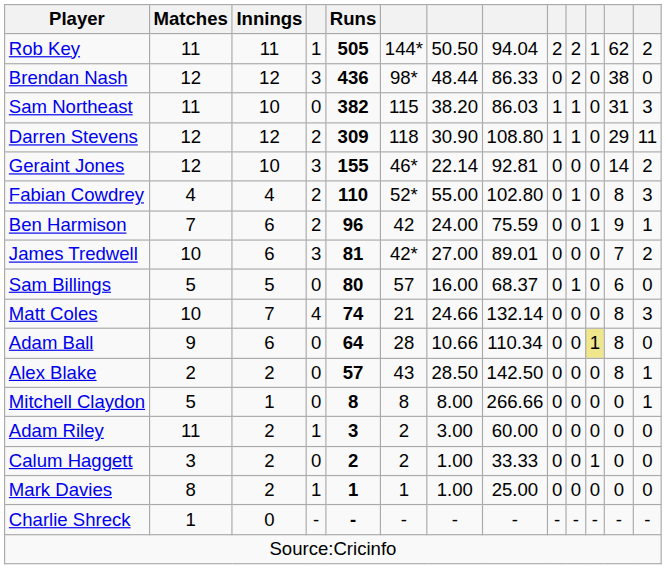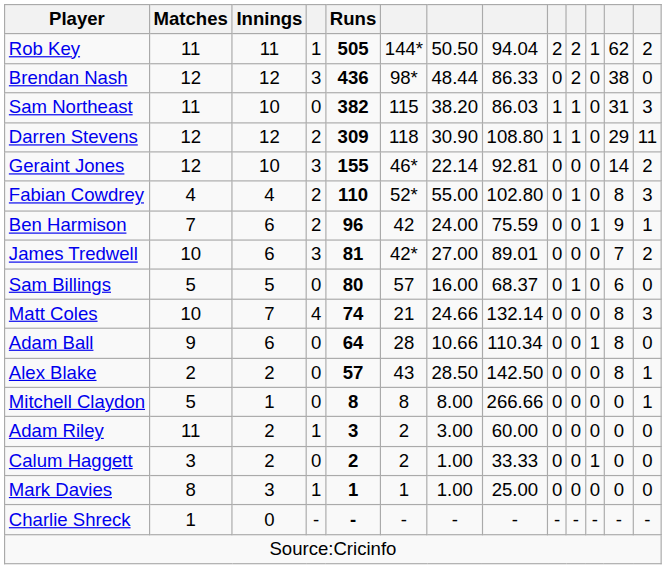(595, 343) khaki background -> (595, 343) no background
(269, 490) 2 -> (269, 490) 3
